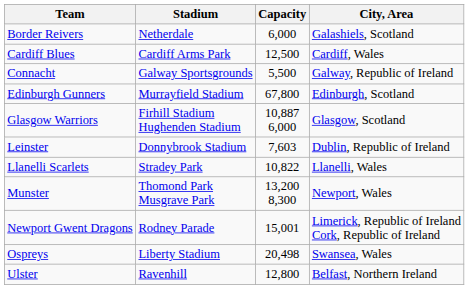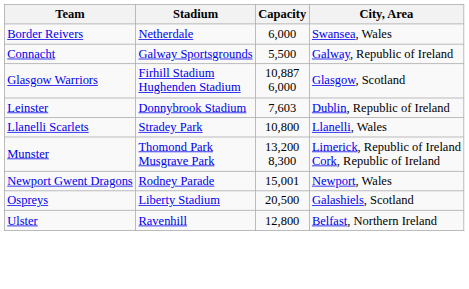(363, 34) Galashiels, Scotland -> (352, 34) Swansea, Wales
- row: (41, 53)
- row: (56, 93)
(282, 166) 10,822 -> (282, 127) 10,800
(352, 193) Newport, Wales -> (386, 154) Limerick, Republic of Ireland Cork, Republic of Ireland
(386, 227) Limerick, Republic of Ireland Cork, Republic of Ireland -> (352, 181) Newport, Wales
(282, 254) 20,498 -> (282, 200) 20,500
(352, 254) Swansea, Wales -> (363, 200) Galashiels, Scotland
